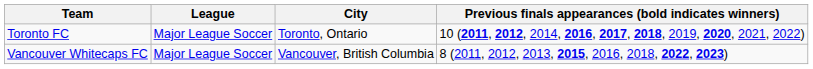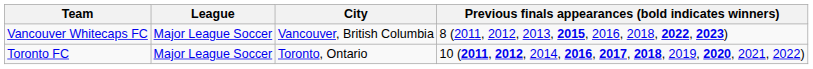rows swapped: (78, 53) <-> (38, 34)
